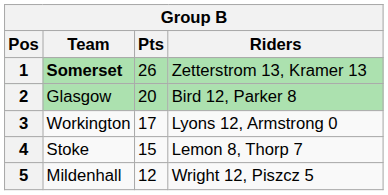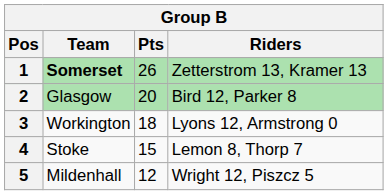(147, 123) 17 -> (147, 123) 18
